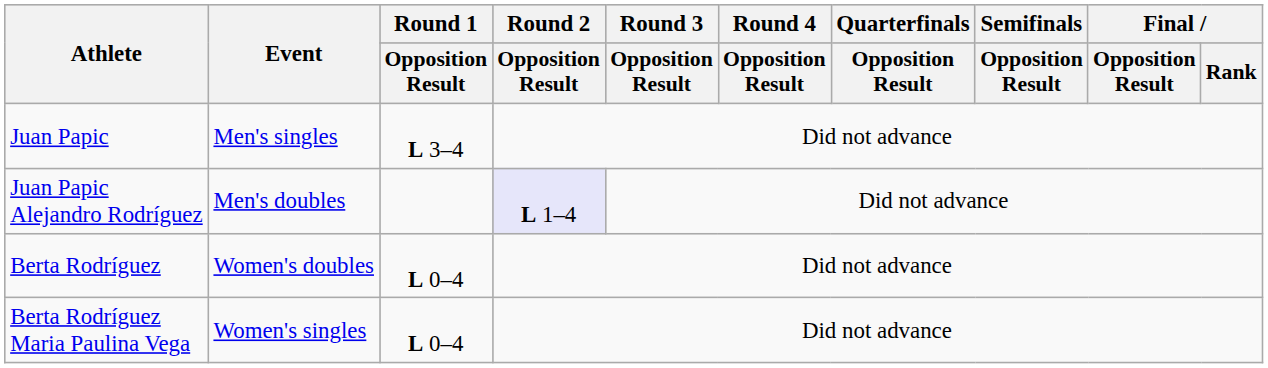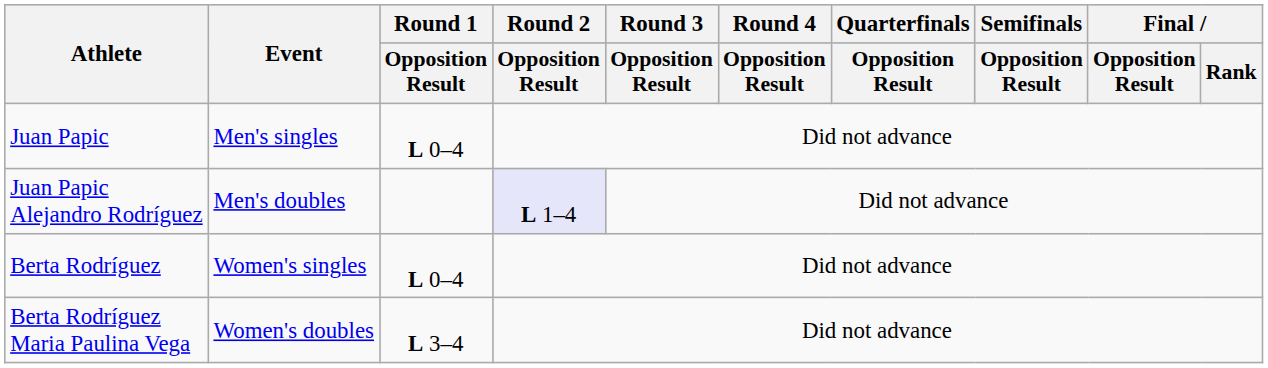(436, 149) L 3–4 -> (436, 149) L 0–4
(294, 265) Women's doubles -> (290, 265) Women's singles
(290, 330) Women's singles -> (294, 330) Women's doubles
(436, 344) L 0–4 -> (436, 344) L 3–4
